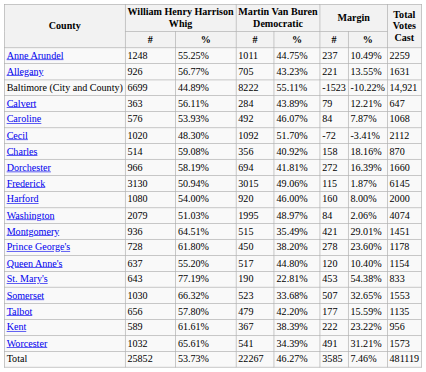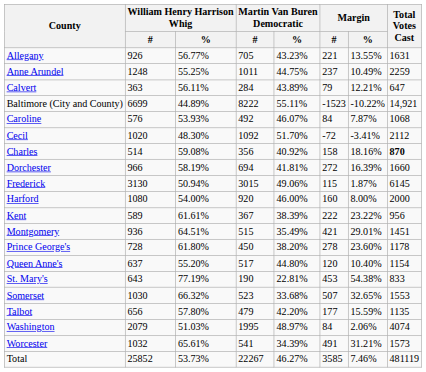rows swapped: (25, 71) <-> (35, 55)
rows swapped: (65, 87) <-> (21, 103)
(397, 151) normal -> (397, 151) bold
rows swapped: (16, 327) <-> (31, 215)
